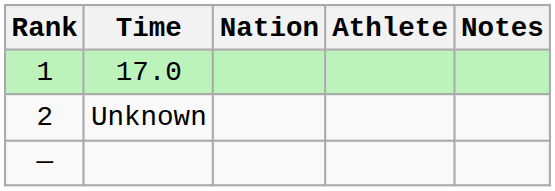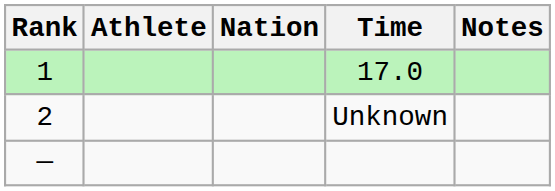columns swapped: (390, 28) <-> (149, 28)
